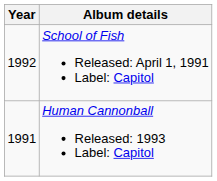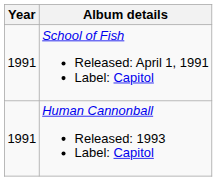(22, 62) 1992 -> (22, 62) 1991
